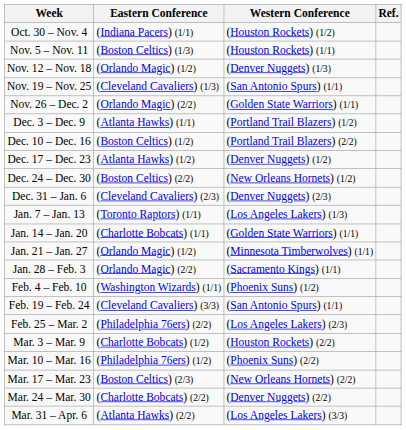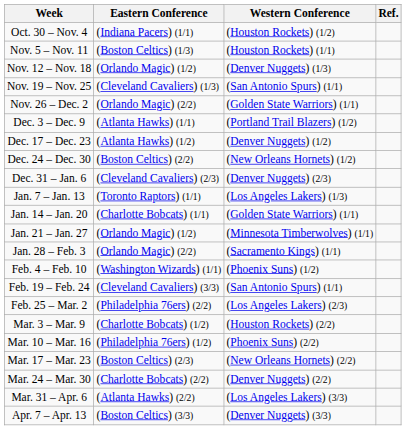- row: (49, 141)
+ row: (49, 415)
